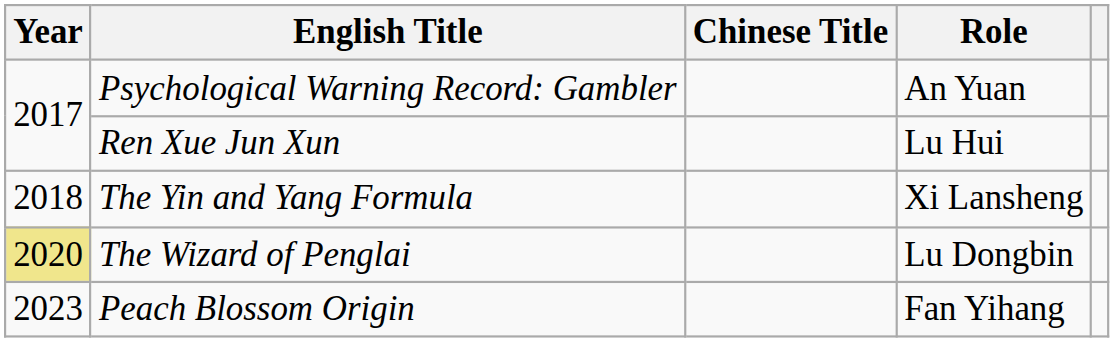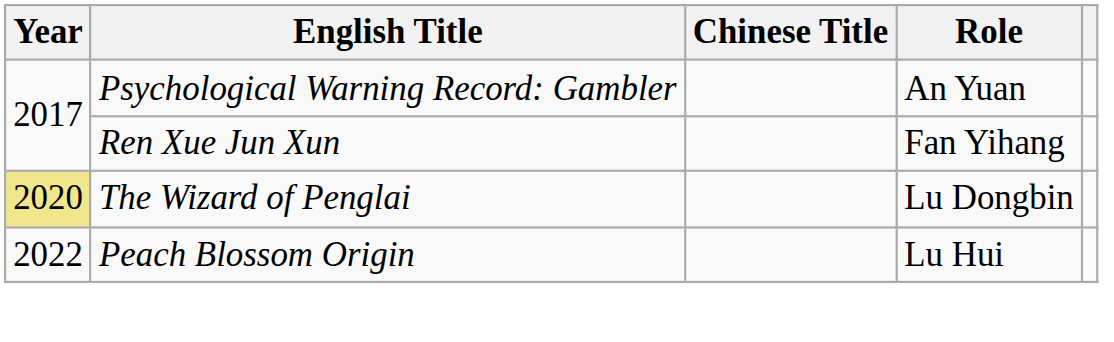(954, 142) Lu Hui -> (984, 142) Fan Yihang
- row: (286, 198)
(48, 308) 2023 -> (48, 253) 2022
(984, 308) Fan Yihang -> (954, 253) Lu Hui
